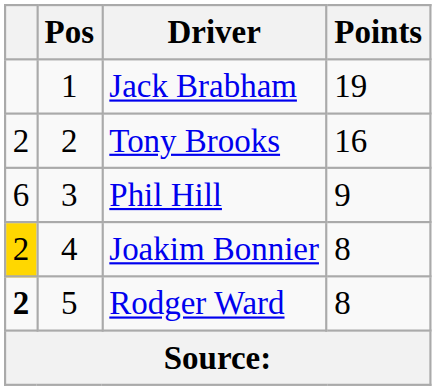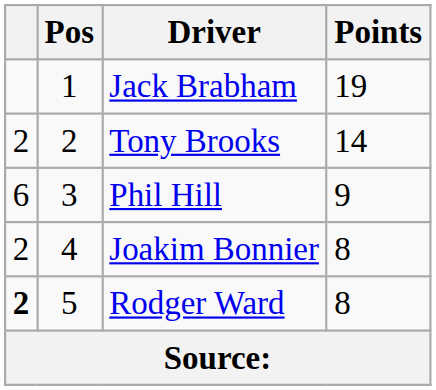(351, 140) 16 -> (351, 140) 14
(21, 249) gold background -> (21, 249) no background
